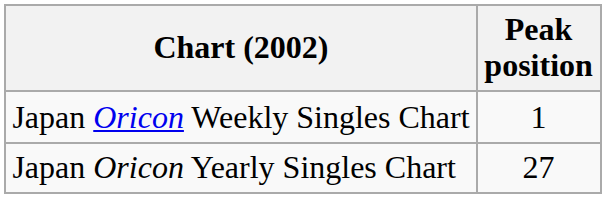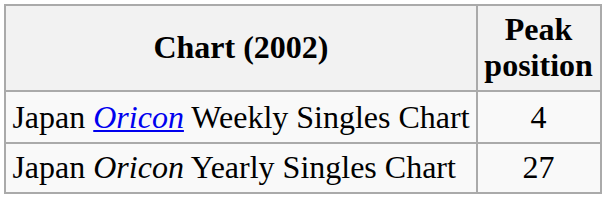(539, 116) 1 -> (539, 116) 4
